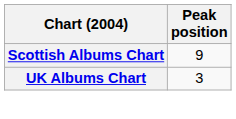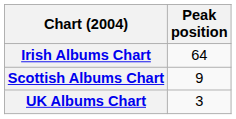+ row: (86, 55)
